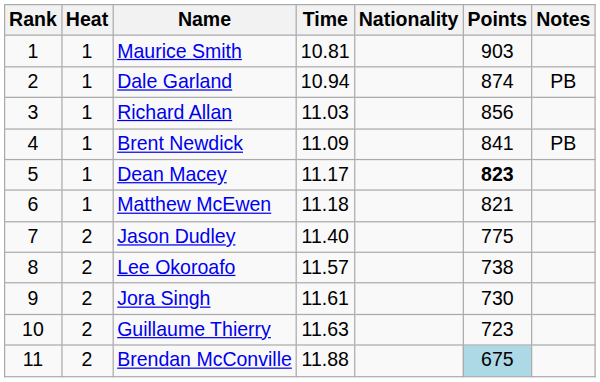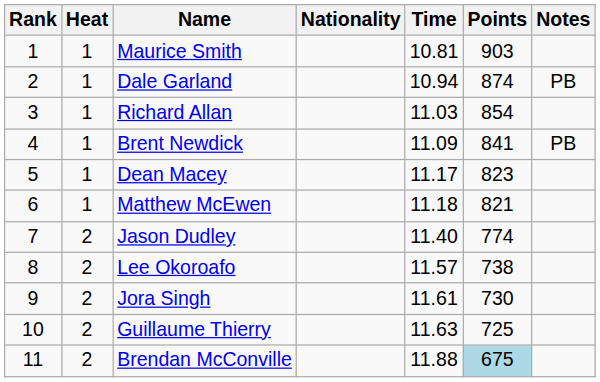columns swapped: (409, 19) <-> (325, 19)
(497, 112) 856 -> (497, 112) 854
(497, 174) bold -> (497, 174) normal
(497, 236) 775 -> (497, 236) 774
(497, 329) 723 -> (497, 329) 725
